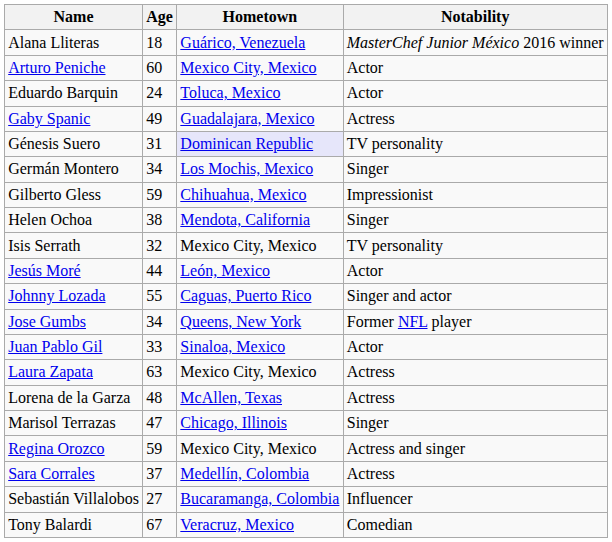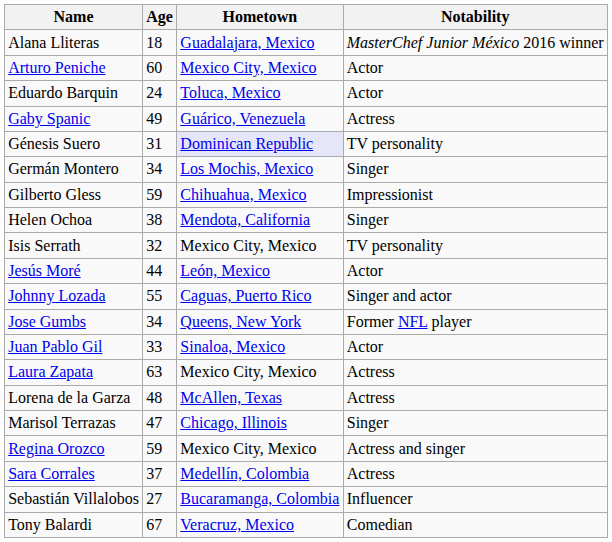(243, 42) Guárico, Venezuela -> (247, 42) Guadalajara, Mexico
(247, 118) Guadalajara, Mexico -> (243, 118) Guárico, Venezuela
